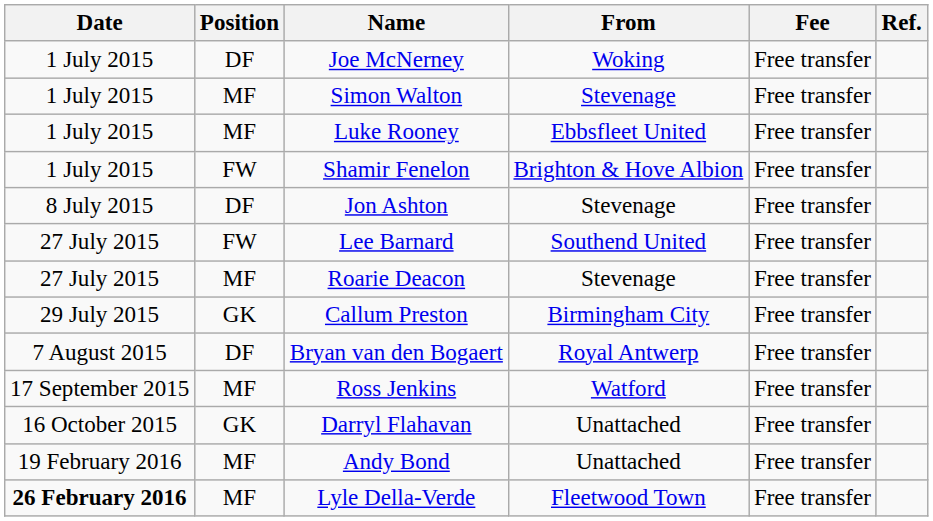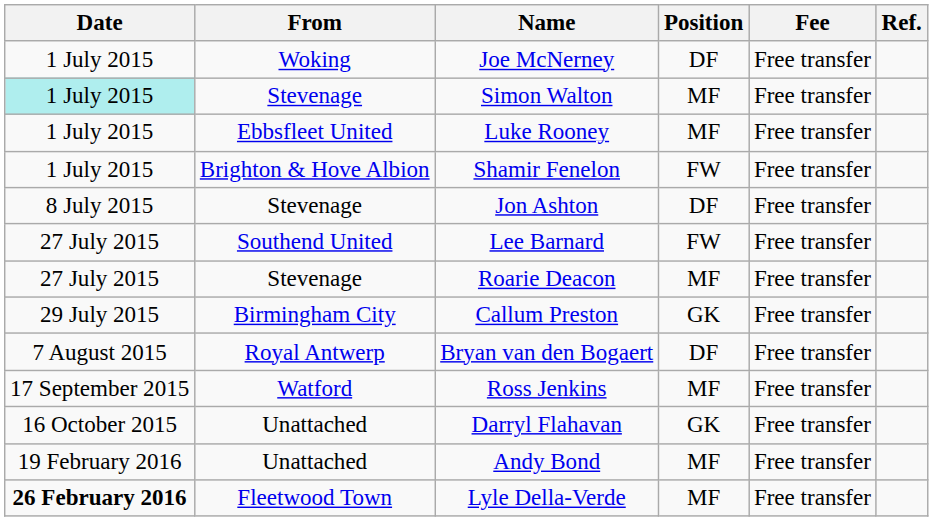columns swapped: (240, 22) <-> (628, 22)
(100, 95) no background -> (100, 95) paleturquoise background
